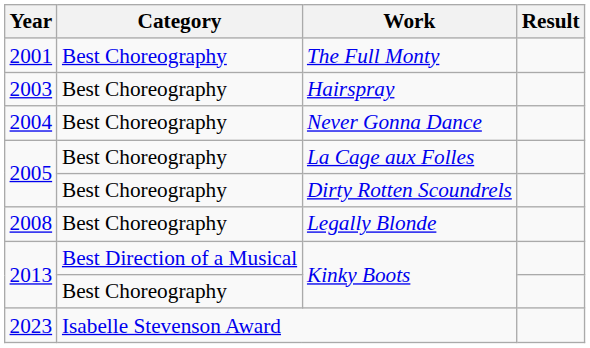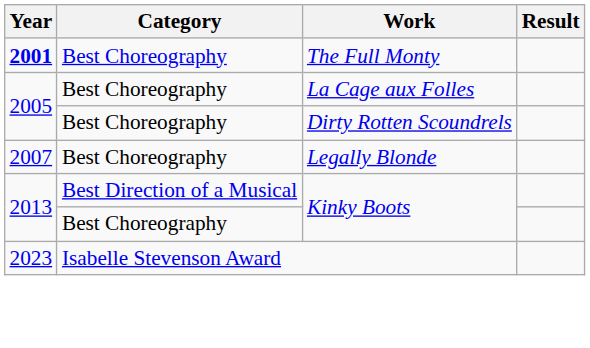(31, 55) normal -> (31, 55) bold
- row: (144, 88)
- row: (144, 122)
(31, 223) 2008 -> (31, 156) 2007
